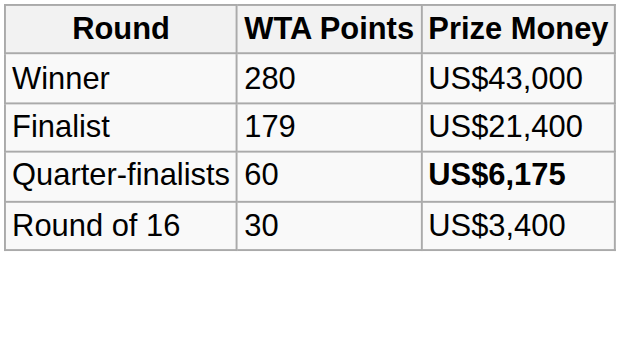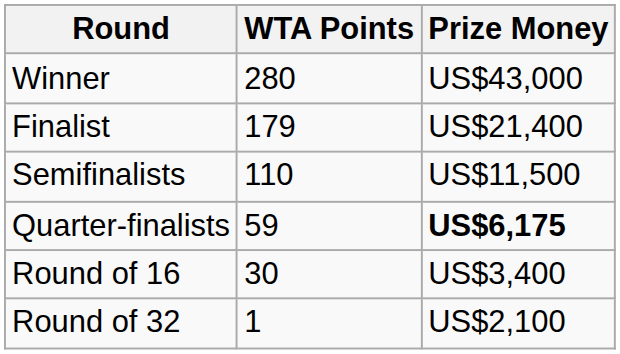+ row: (99, 175)
(261, 175) 60 -> (261, 224) 59
+ row: (96, 322)
